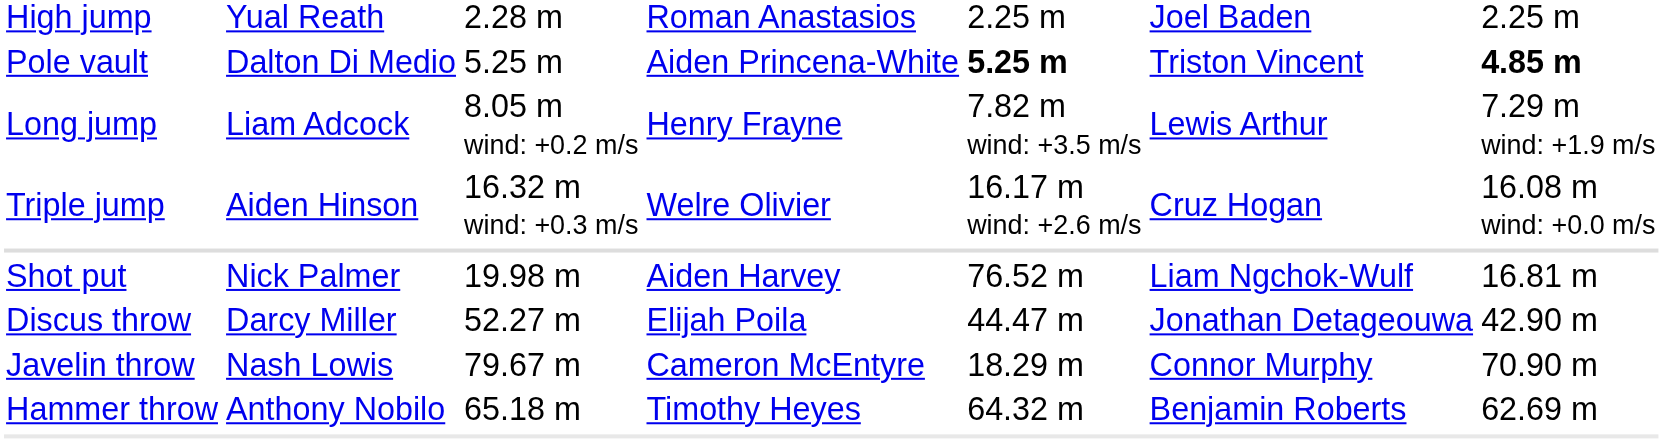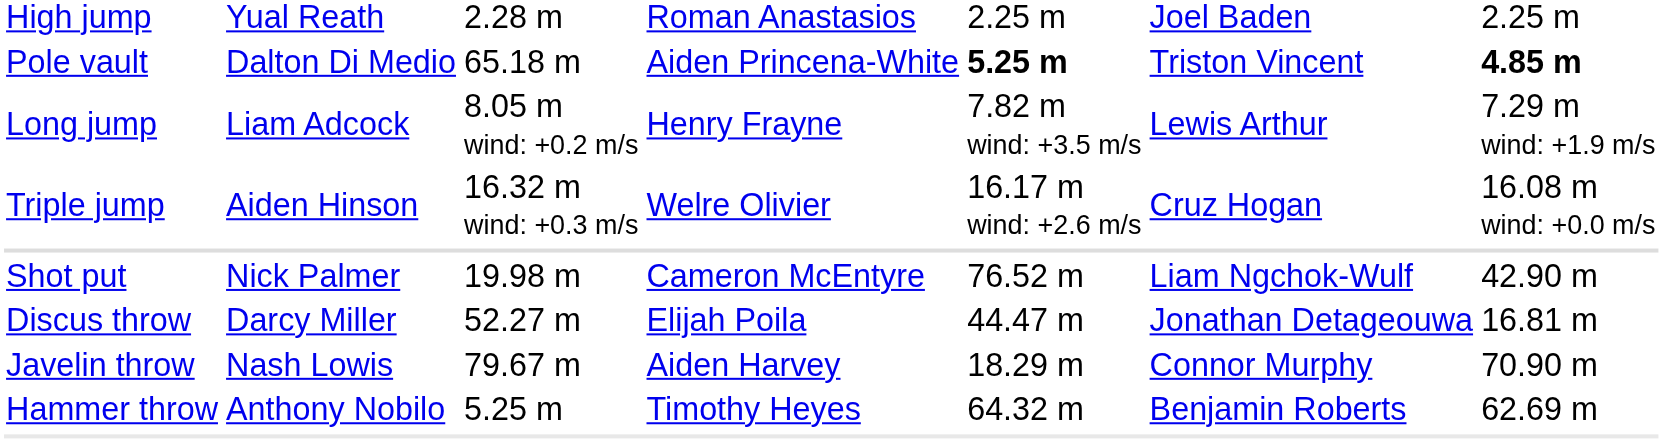(513, 62) 5.25 m -> (522, 62) 65.18 m
(744, 276) Aiden Harvey -> (786, 276) Cameron McEntyre
(1540, 276) 16.81 m -> (1540, 276) 42.90 m
(1540, 320) 42.90 m -> (1540, 320) 16.81 m
(786, 365) Cameron McEntyre -> (744, 365) Aiden Harvey
(522, 409) 65.18 m -> (513, 409) 5.25 m
